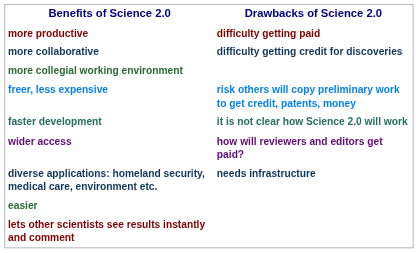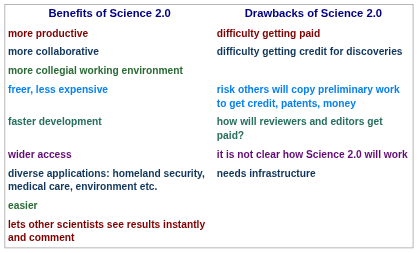(312, 122) it is not clear how Science 2.0 will work -> (300, 129) how will reviewers and editors get paid?
(300, 148) how will reviewers and editors get paid? -> (312, 154) it is not clear how Science 2.0 will work
